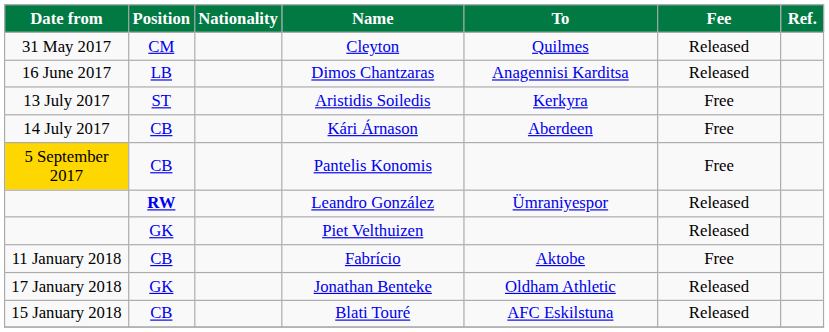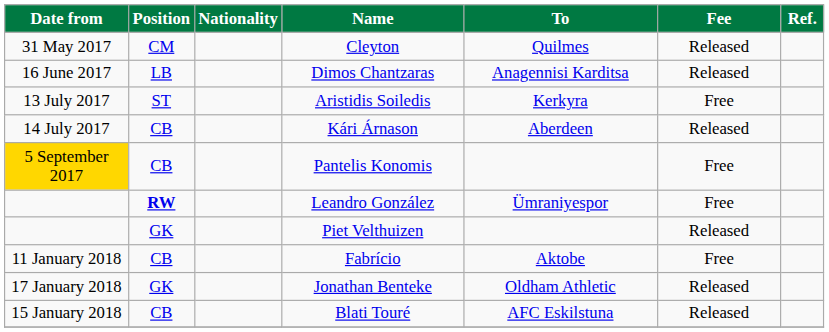(719, 128) Free -> (719, 128) Released
(719, 203) Released -> (719, 203) Free
